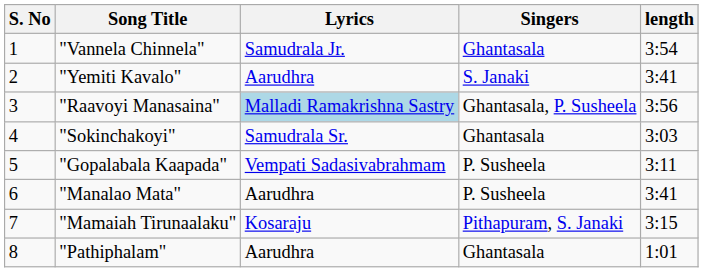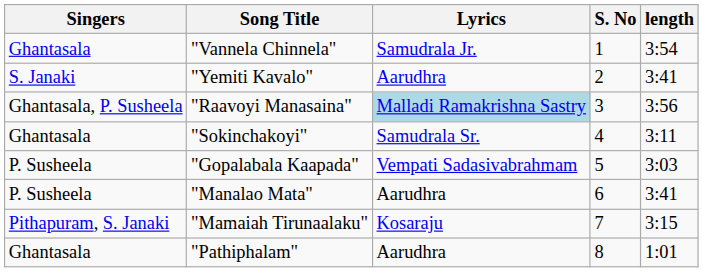columns swapped: (30, 19) <-> (550, 19)
(661, 135) 3:03 -> (661, 135) 3:11
(661, 164) 3:11 -> (661, 164) 3:03
